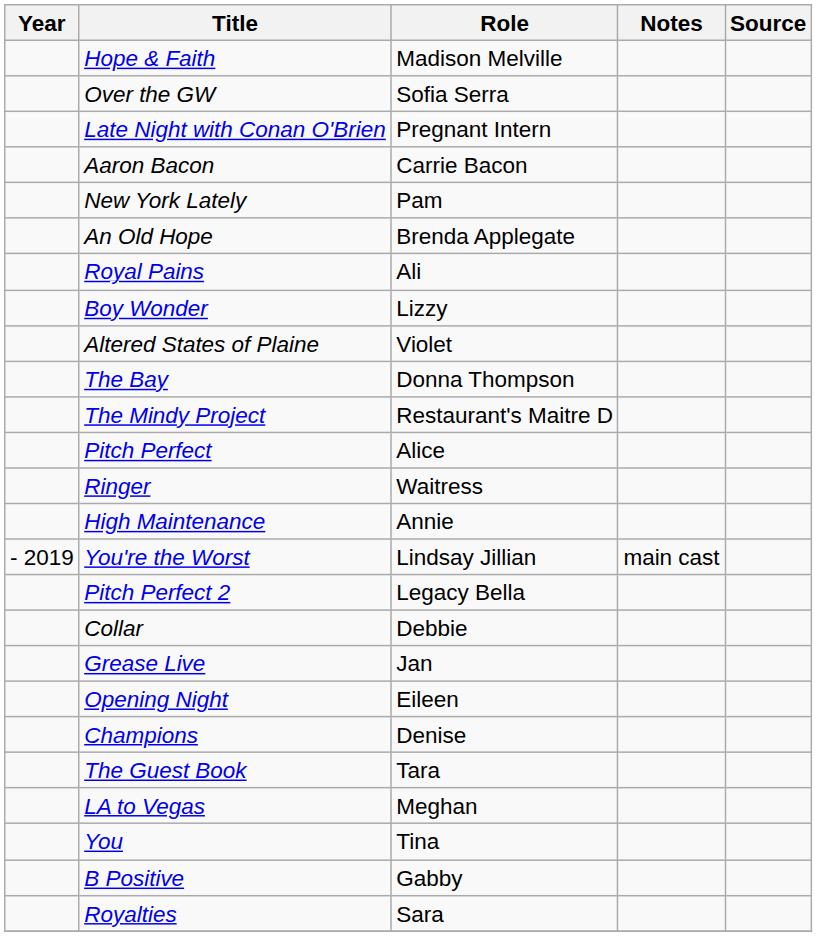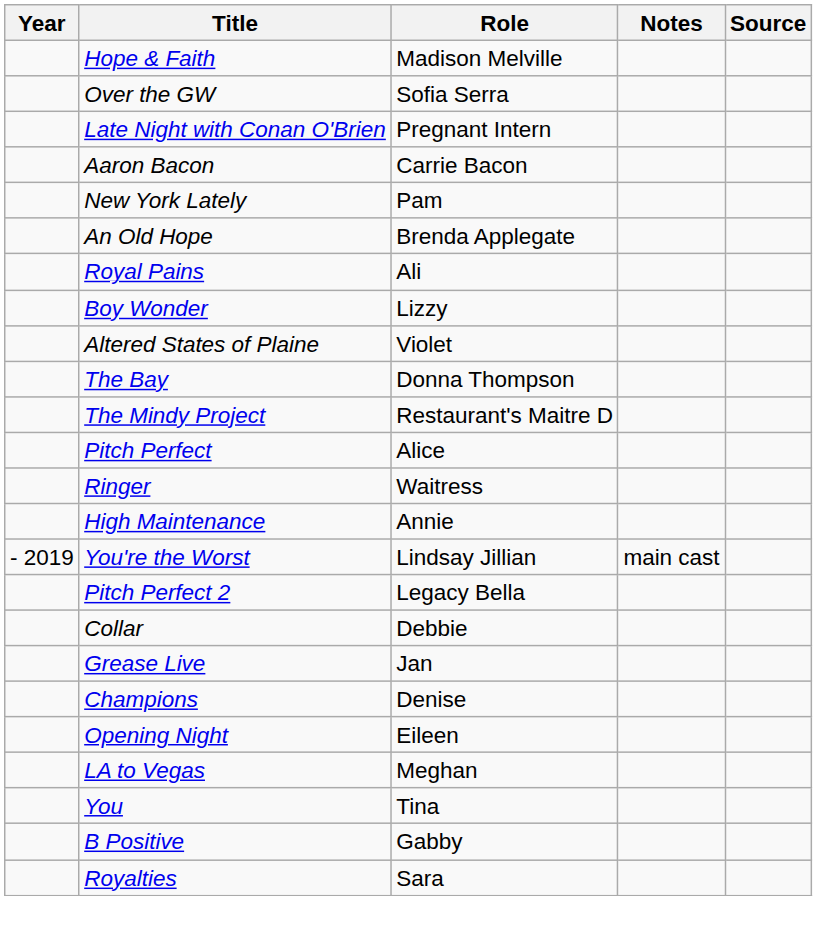rows swapped: (156, 699) <-> (141, 735)
- row: (165, 771)
